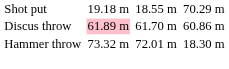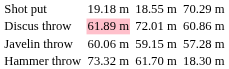(156, 26) 61.70 m -> (156, 26) 72.01 m
+ row: (39, 43)
(156, 43) 72.01 m -> (156, 61) 61.70 m
